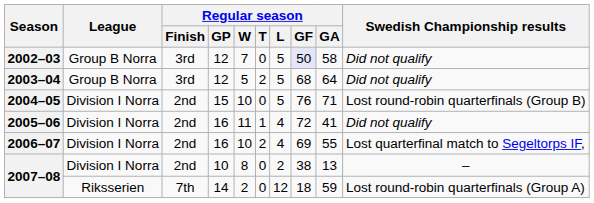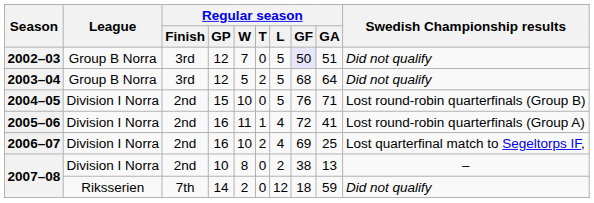(330, 58) 58 -> (330, 58) 51
(389, 122) Did not qualify -> (465, 122) Lost round-robin quarterfinals (Group A)
(330, 144) 55 -> (330, 144) 25
(465, 187) Lost round-robin quarterfinals (Group A) -> (389, 187) Did not qualify
